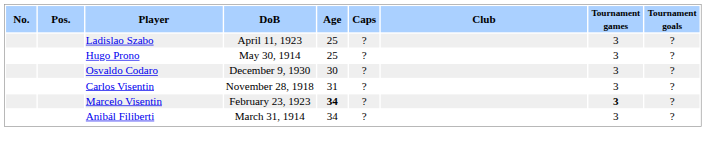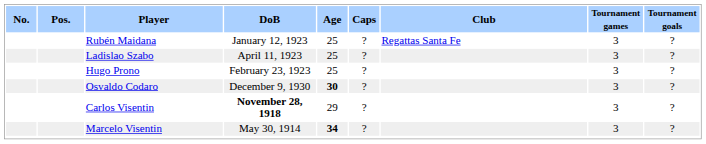+ row: (121, 40)
(270, 55) May 30, 1914 -> (270, 71) February 23, 1923
(332, 71) normal -> (332, 86) bold
(270, 86) normal -> (270, 107) bold
(332, 86) 31 -> (332, 107) 29
(270, 101) February 23, 1923 -> (270, 129) May 30, 1914
(616, 101) bold -> (616, 129) normal
- row: (120, 116)
